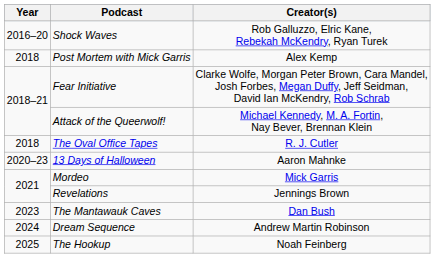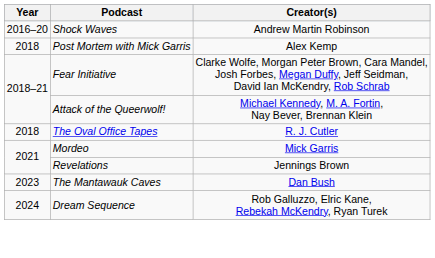(312, 35) Rob Galluzzo, Elric Kane, Rebekah McKendry, Ryan Turek -> (312, 29) Andrew Martin Robinson
- row: (104, 160)
(312, 227) Andrew Martin Robinson -> (312, 205) Rob Galluzzo, Elric Kane, Rebekah McKendry, Ryan Turek
- row: (82, 244)
